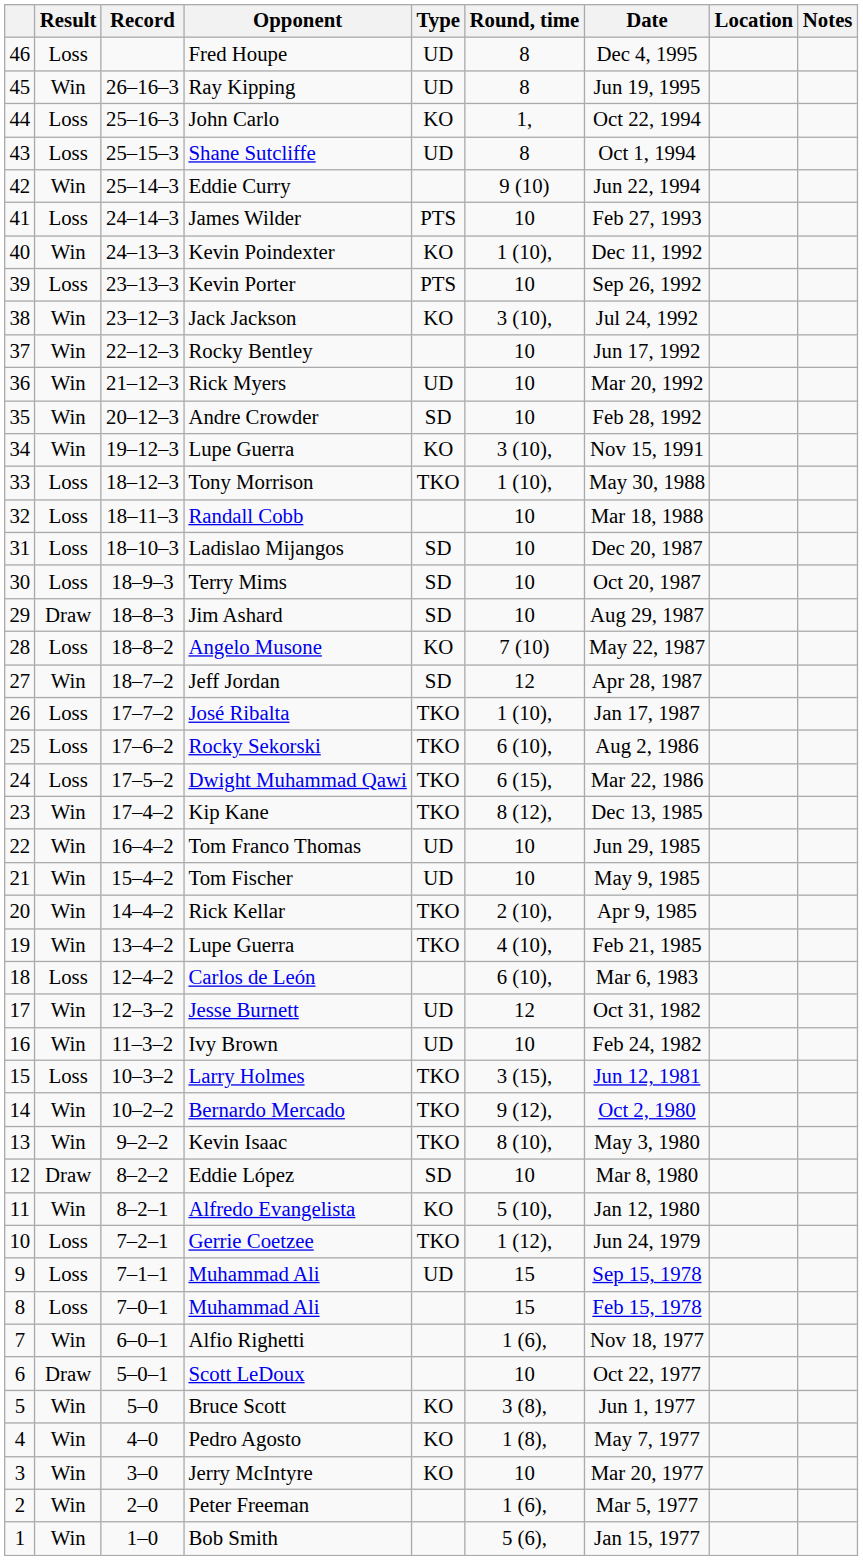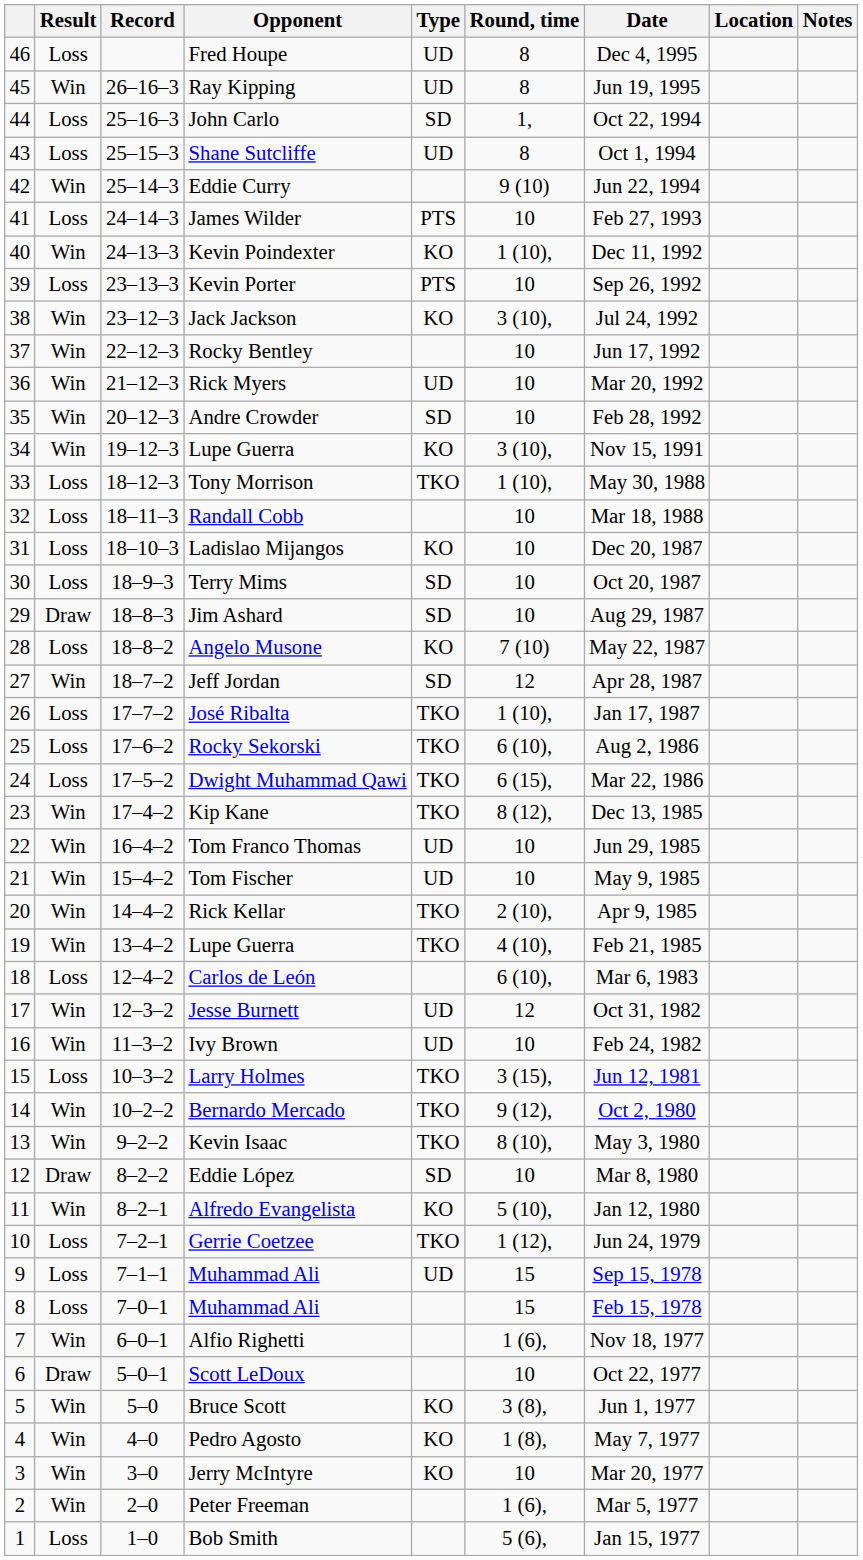(438, 119) KO -> (438, 119) SD
(438, 548) SD -> (438, 548) KO
(68, 1538) Win -> (68, 1538) Loss
